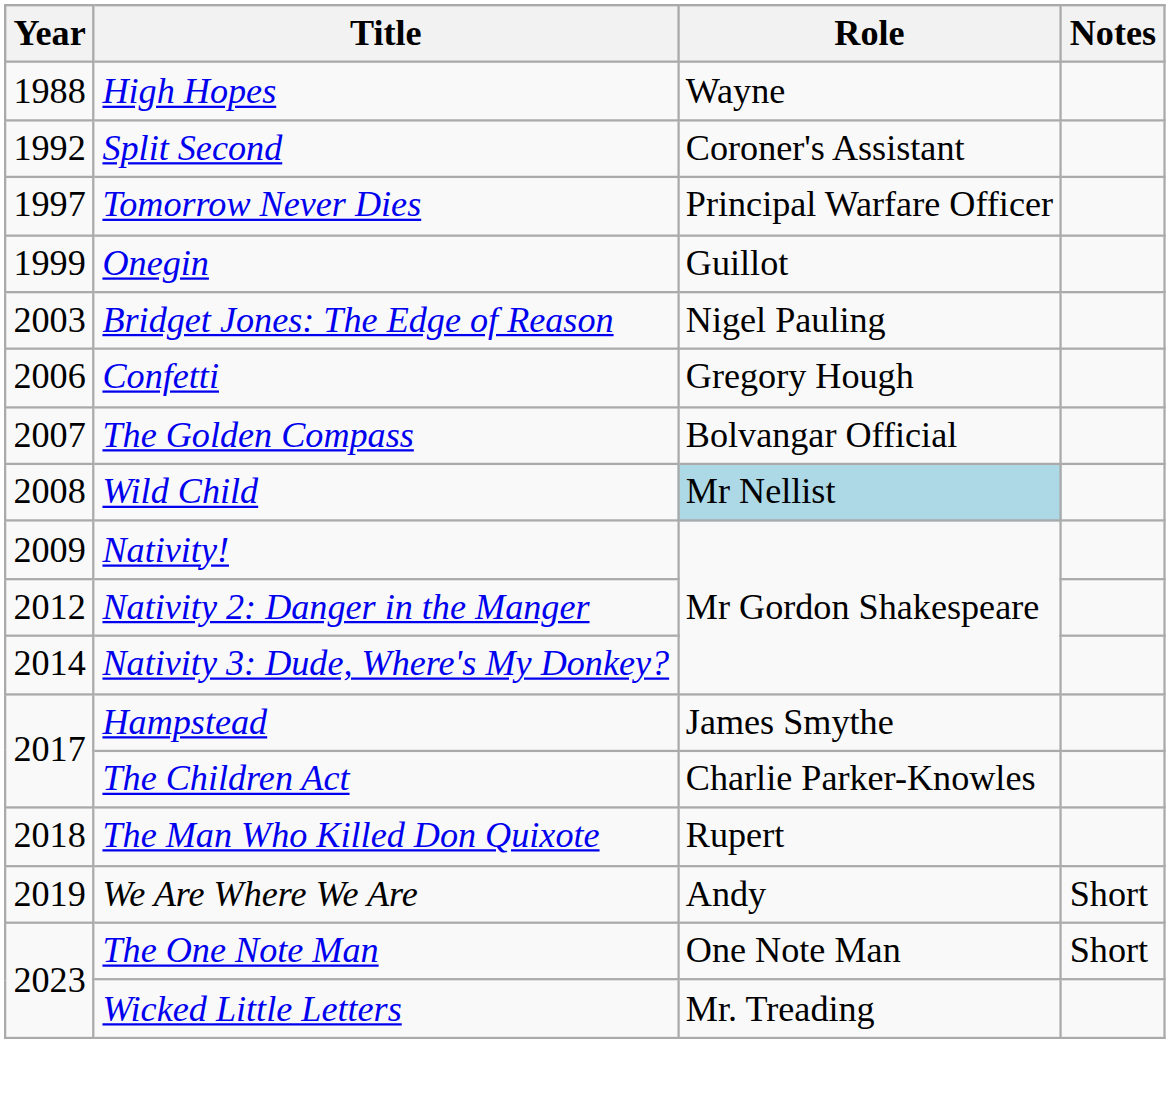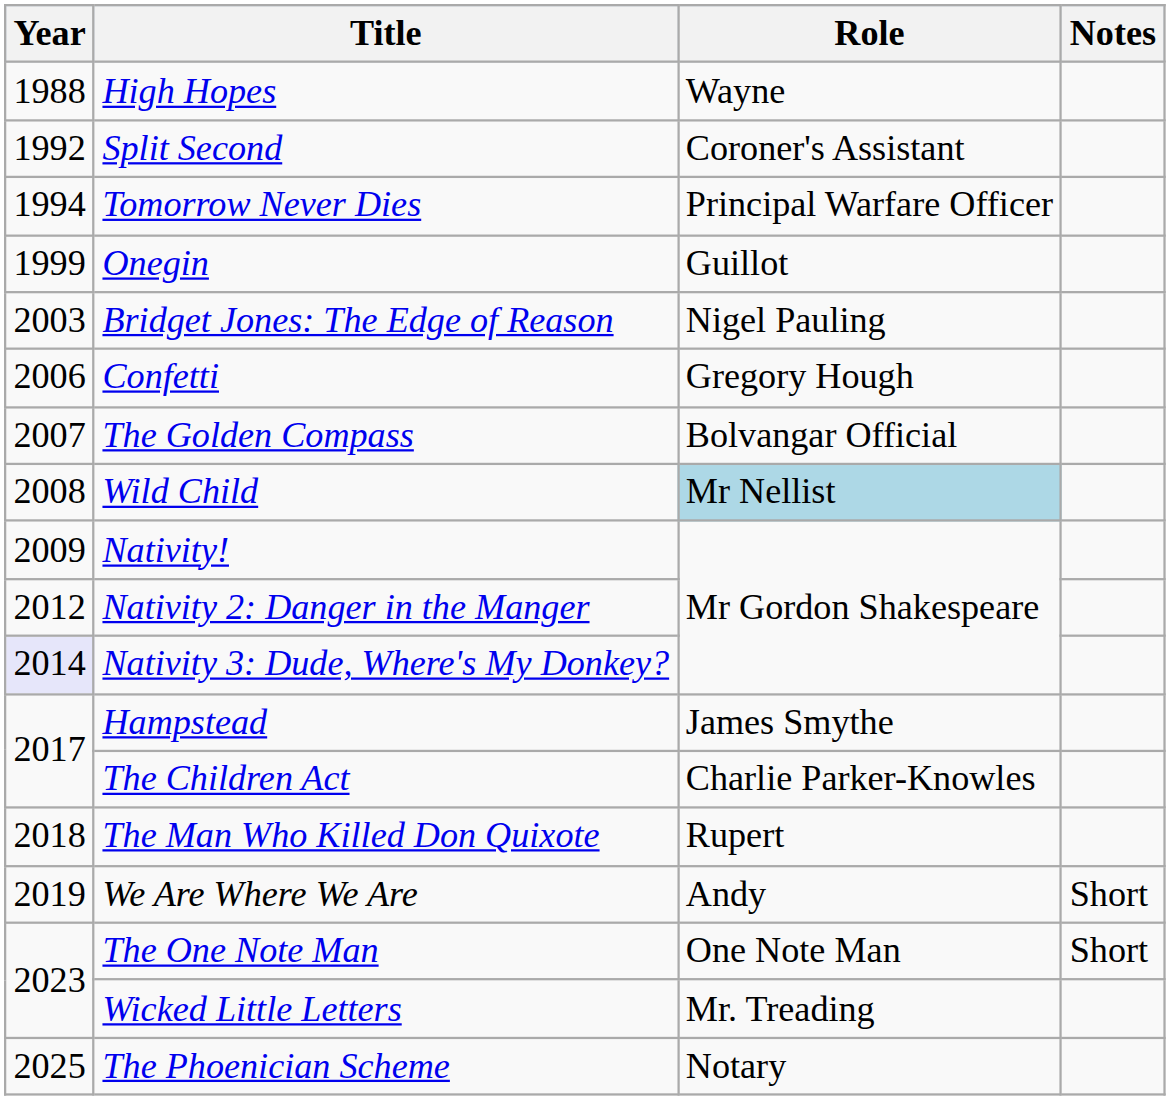(50, 205) 1997 -> (50, 205) 1994
(50, 663) no background -> (50, 663) lavender background
+ row: (276, 1065)
